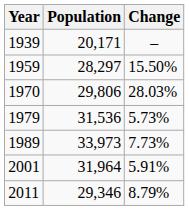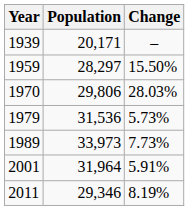(149, 192) 8.79% -> (149, 192) 8.19%
